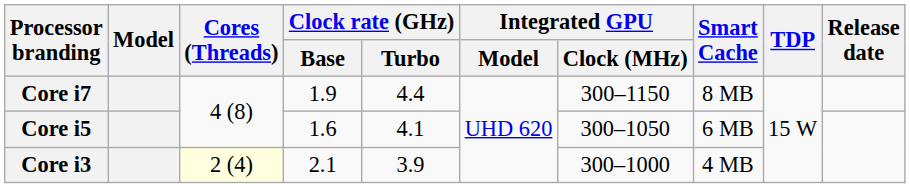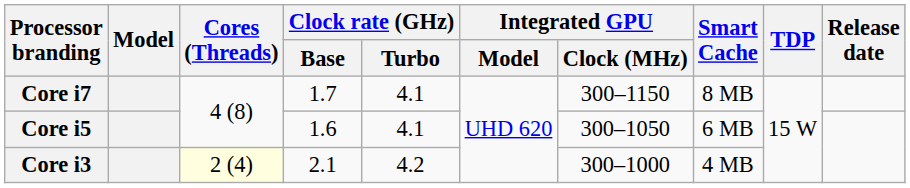(323, 93) 1.9 -> (323, 93) 1.7
(411, 93) 4.4 -> (411, 93) 4.1
(411, 164) 3.9 -> (411, 164) 4.2
